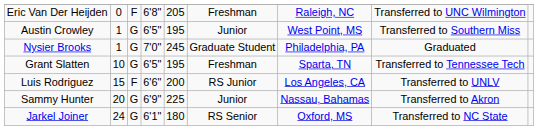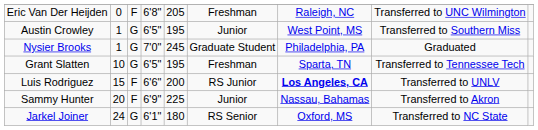(325, 82) normal -> (325, 82) bold
(134, 99) G -> (134, 99) F
